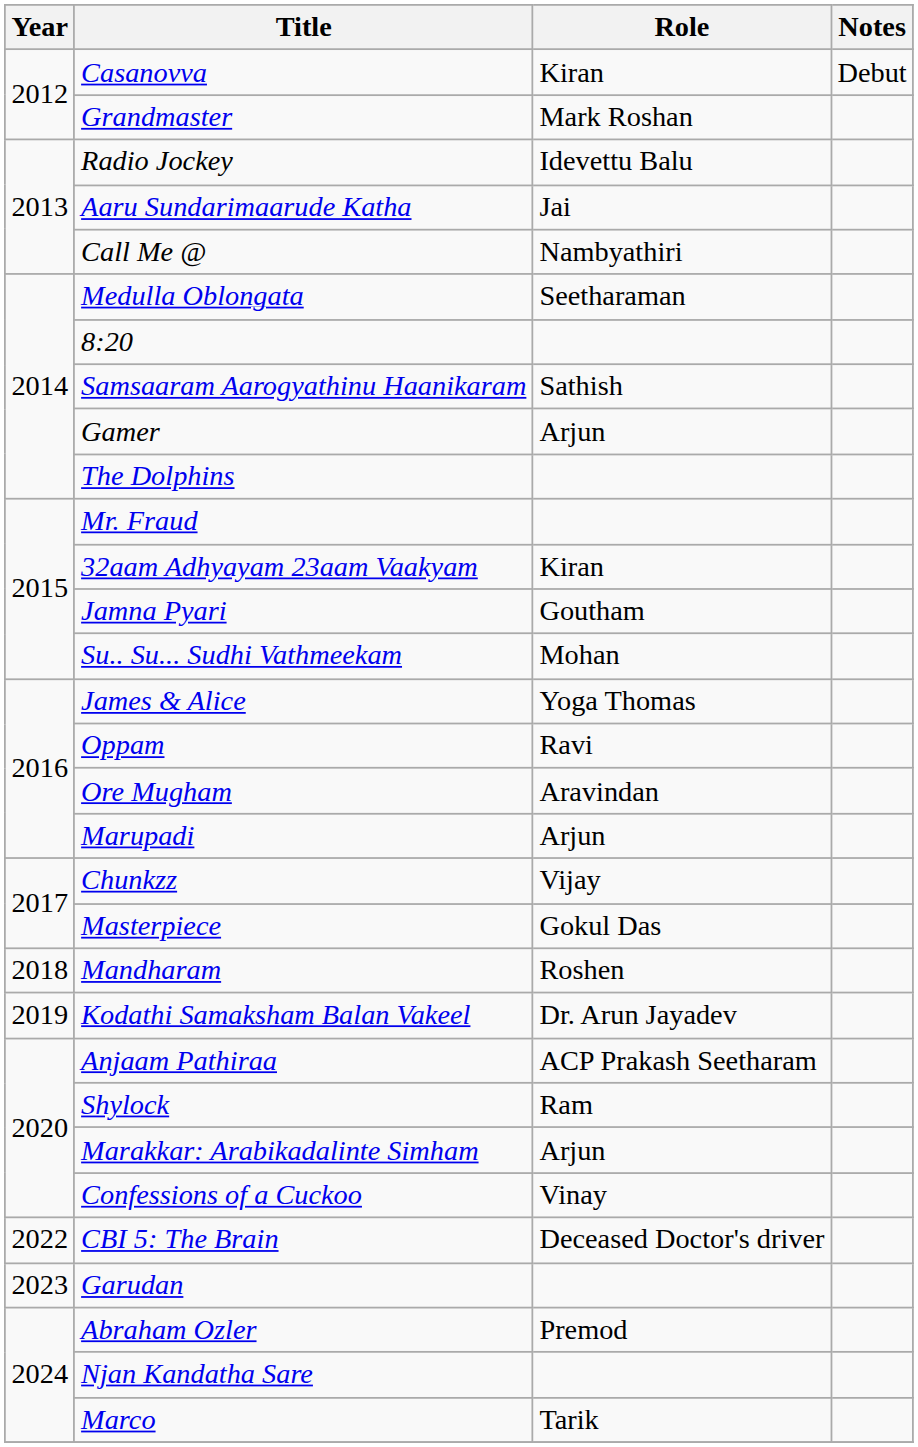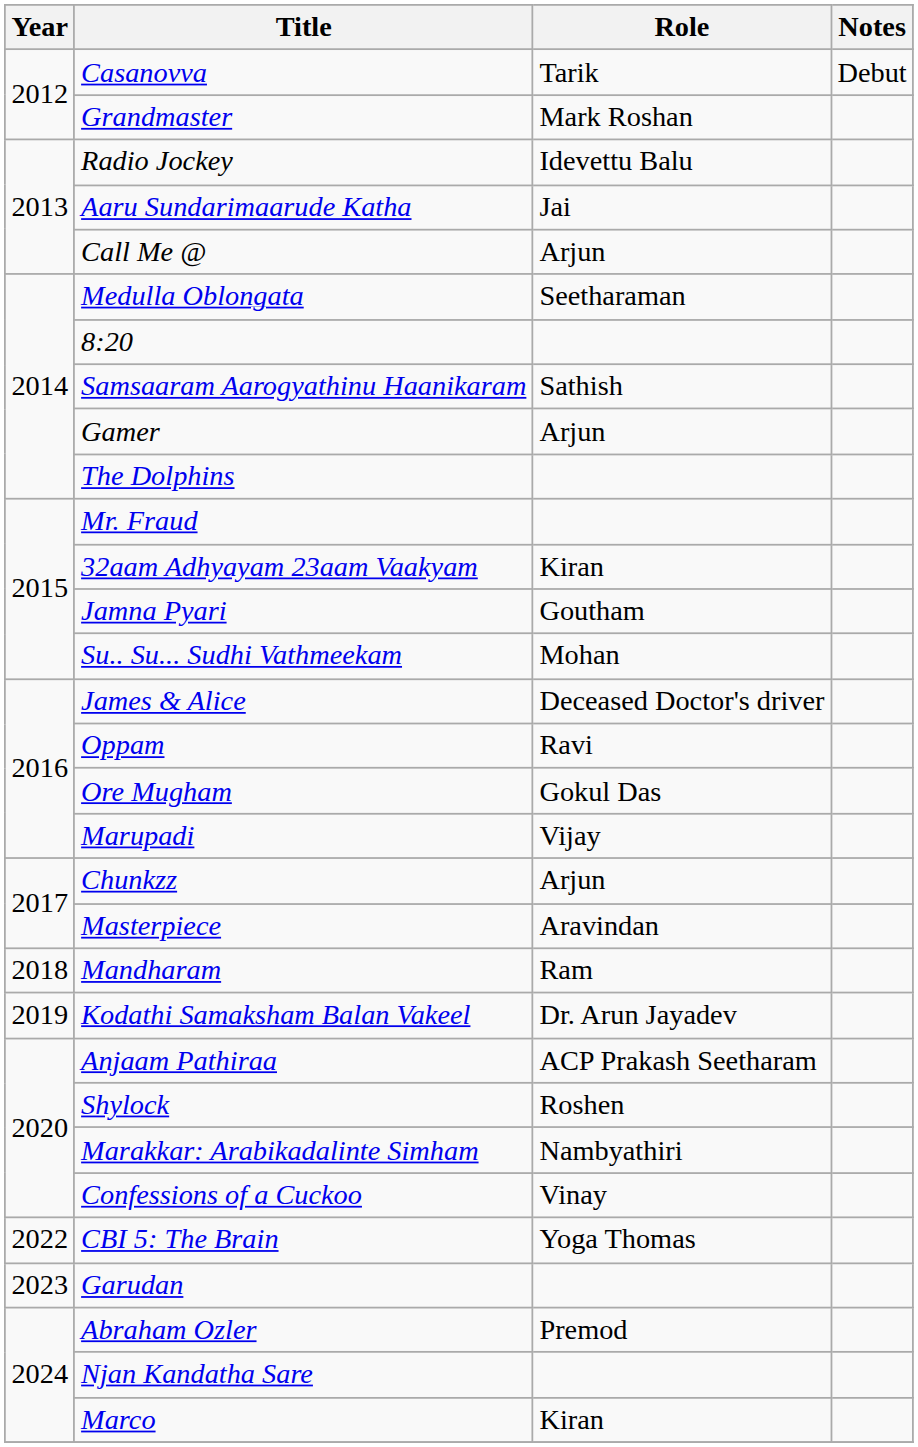(572, 71) Kiran -> (569, 71) Tarik
(611, 251) Nambyathiri -> (572, 251) Arjun
(618, 700) Yoga Thomas -> (682, 700) Deceased Doctor's driver
(599, 790) Aravindan -> (600, 790) Gokul Das
(572, 835) Arjun -> (570, 835) Vijay
(570, 880) Vijay -> (572, 880) Arjun
(600, 925) Gokul Das -> (599, 925) Aravindan
(582, 970) Roshen -> (566, 970) Ram
(566, 1104) Ram -> (582, 1104) Roshen
(572, 1149) Arjun -> (611, 1149) Nambyathiri
(682, 1239) Deceased Doctor's driver -> (618, 1239) Yoga Thomas
(569, 1419) Tarik -> (572, 1419) Kiran
